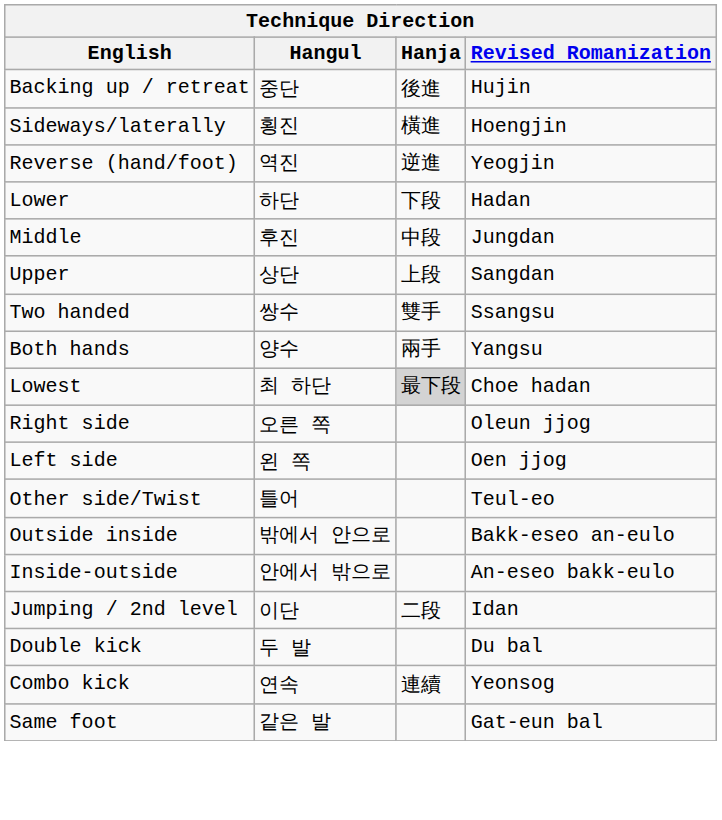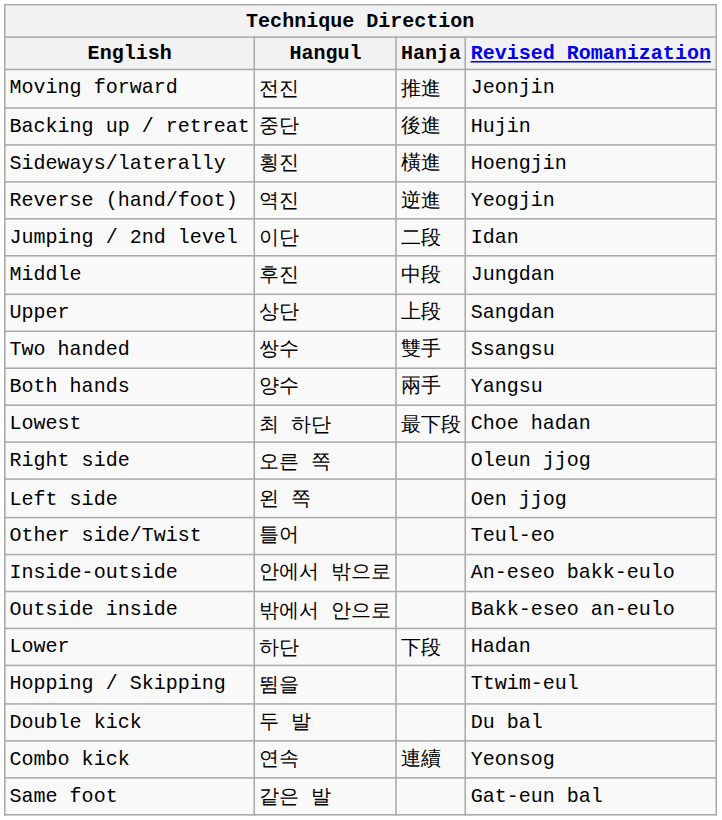+ row: (94, 89)
rows swapped: (40, 200) <-> (124, 610)
(431, 387) lightgrey background -> (431, 425) no background
rows swapped: (94, 573) <-> (94, 536)
+ row: (118, 685)
